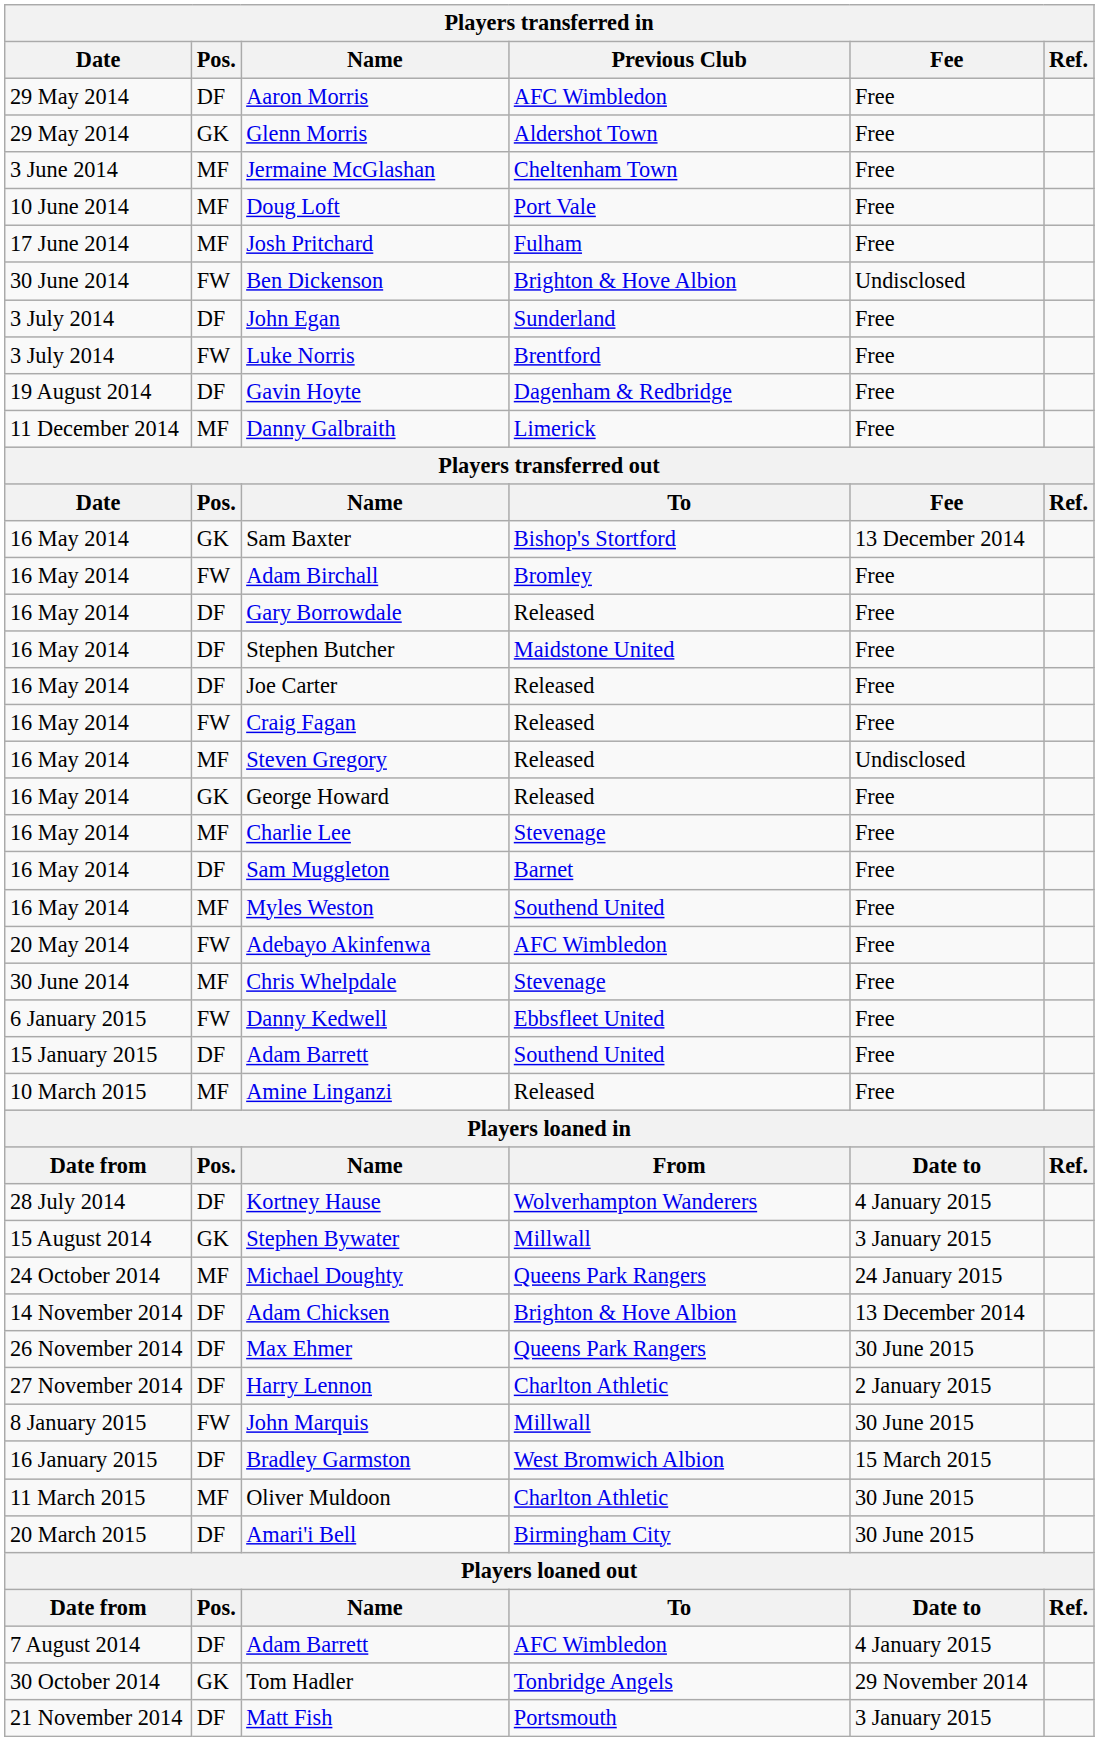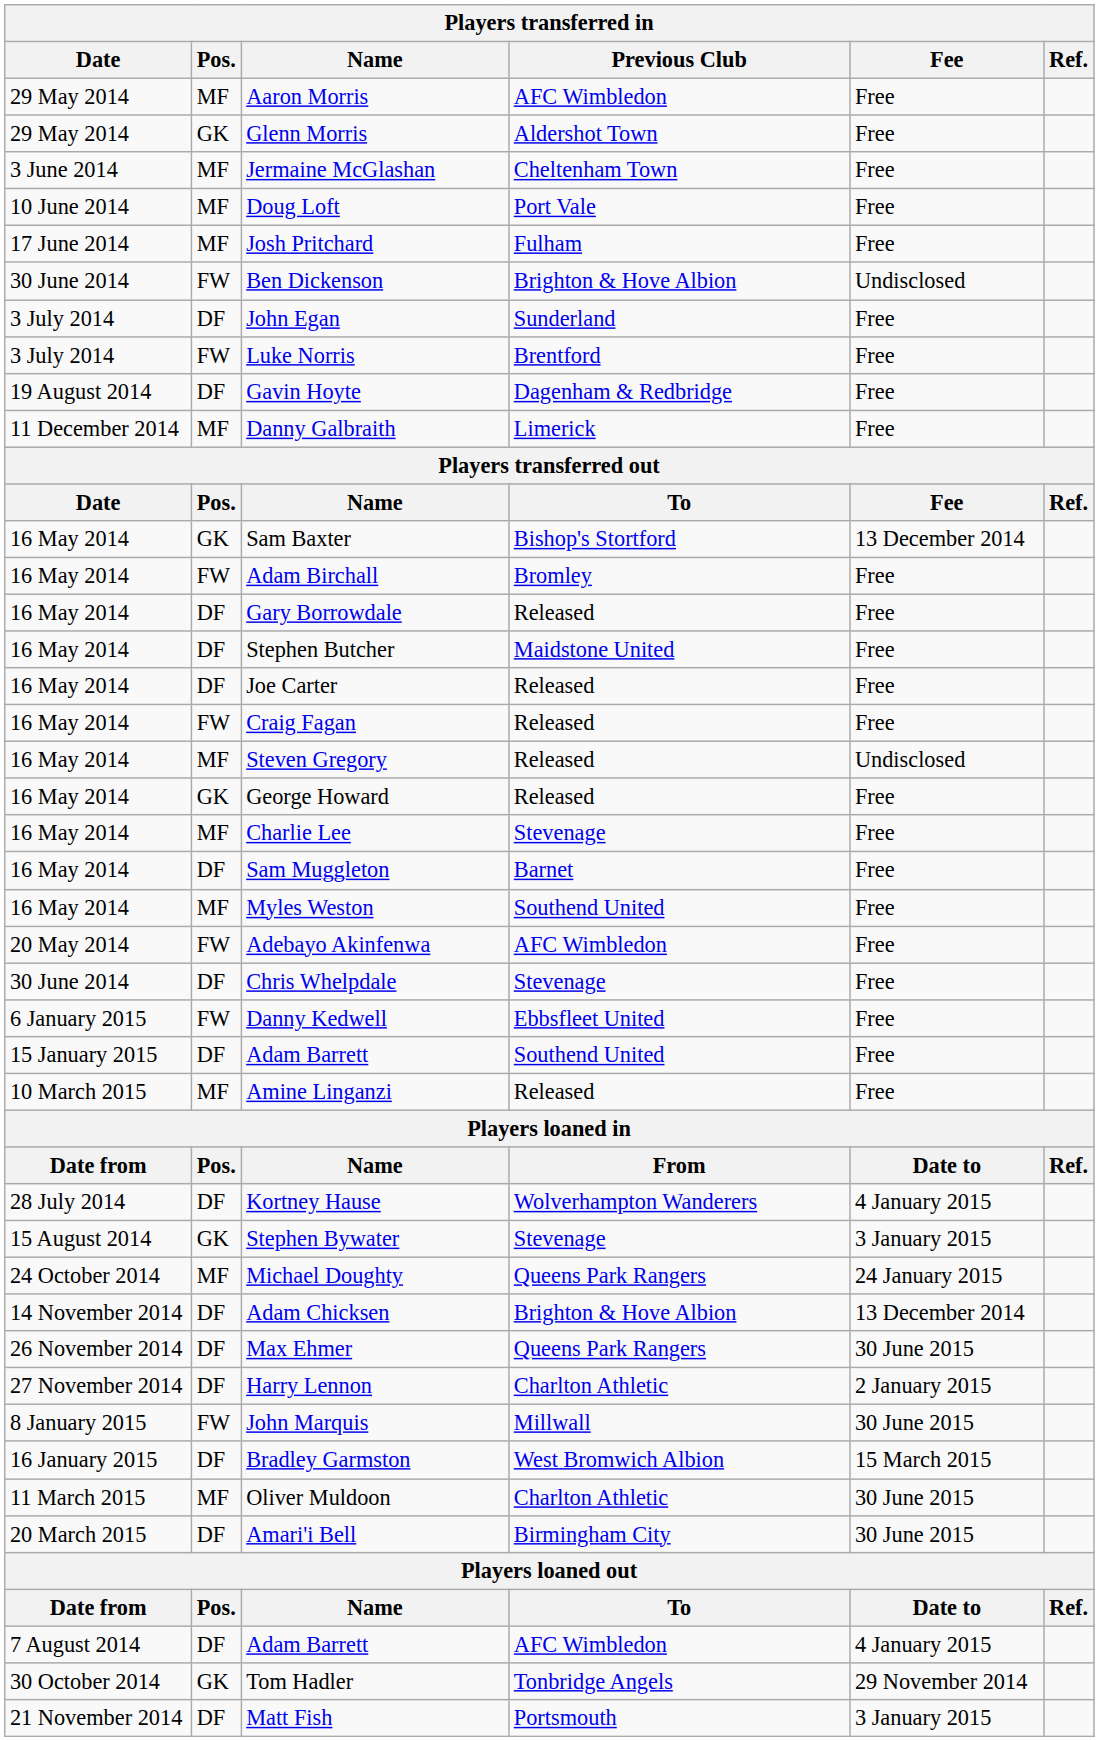(211, 96) DF -> (213, 96) MF
(213, 980) MF -> (211, 980) DF
(552, 1238) Millwall -> (560, 1238) Stevenage
